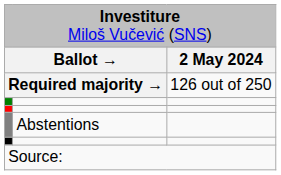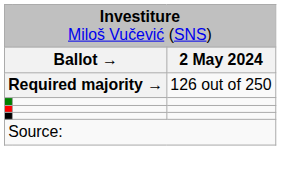- row: (9, 125)
